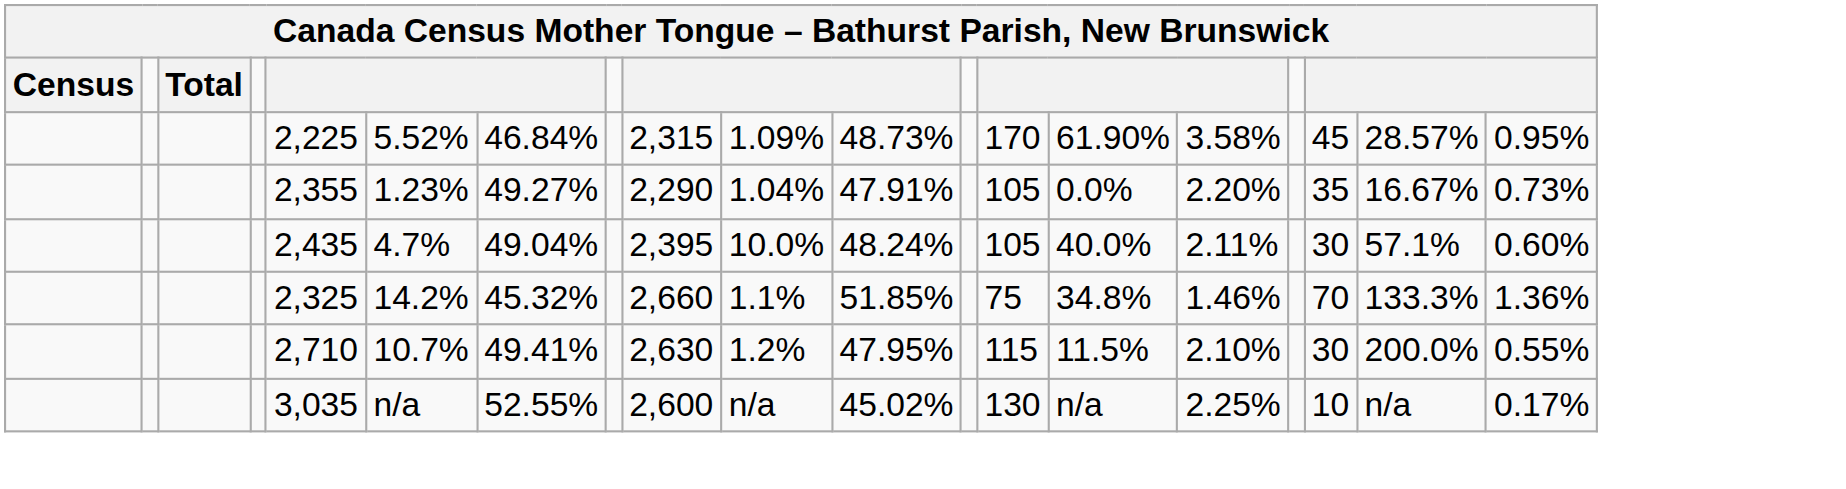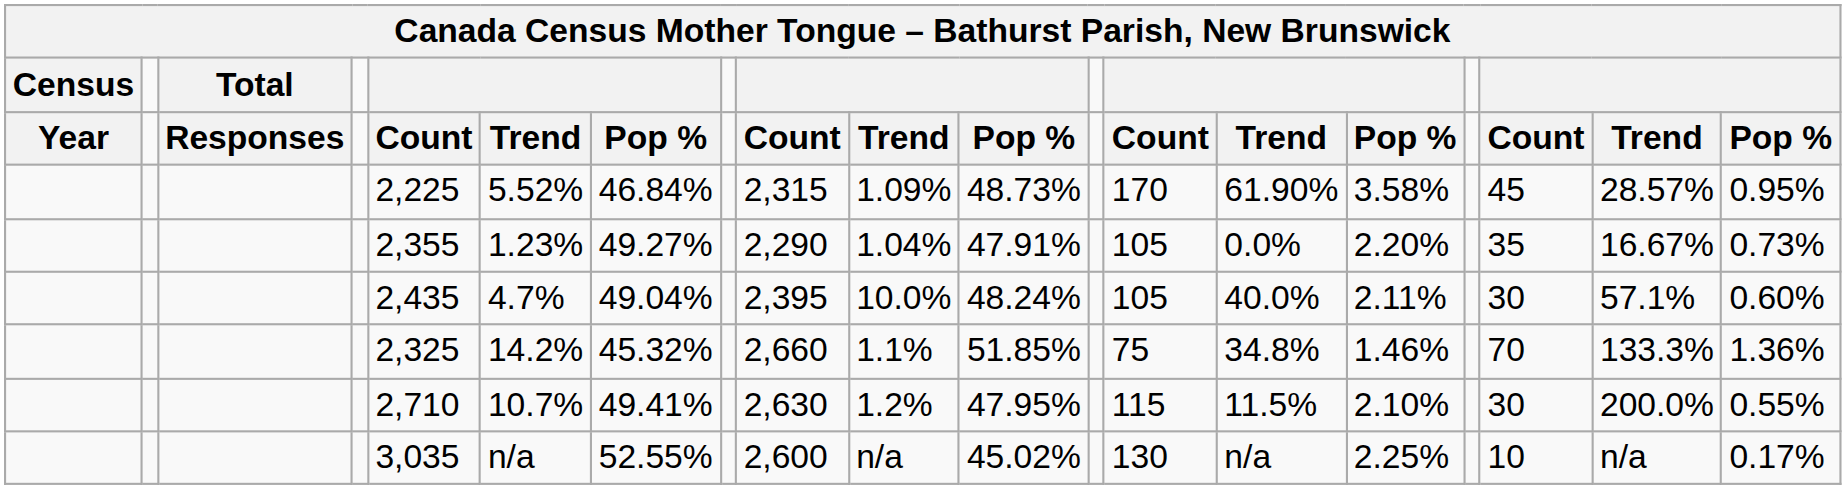+ row: (73, 137)
